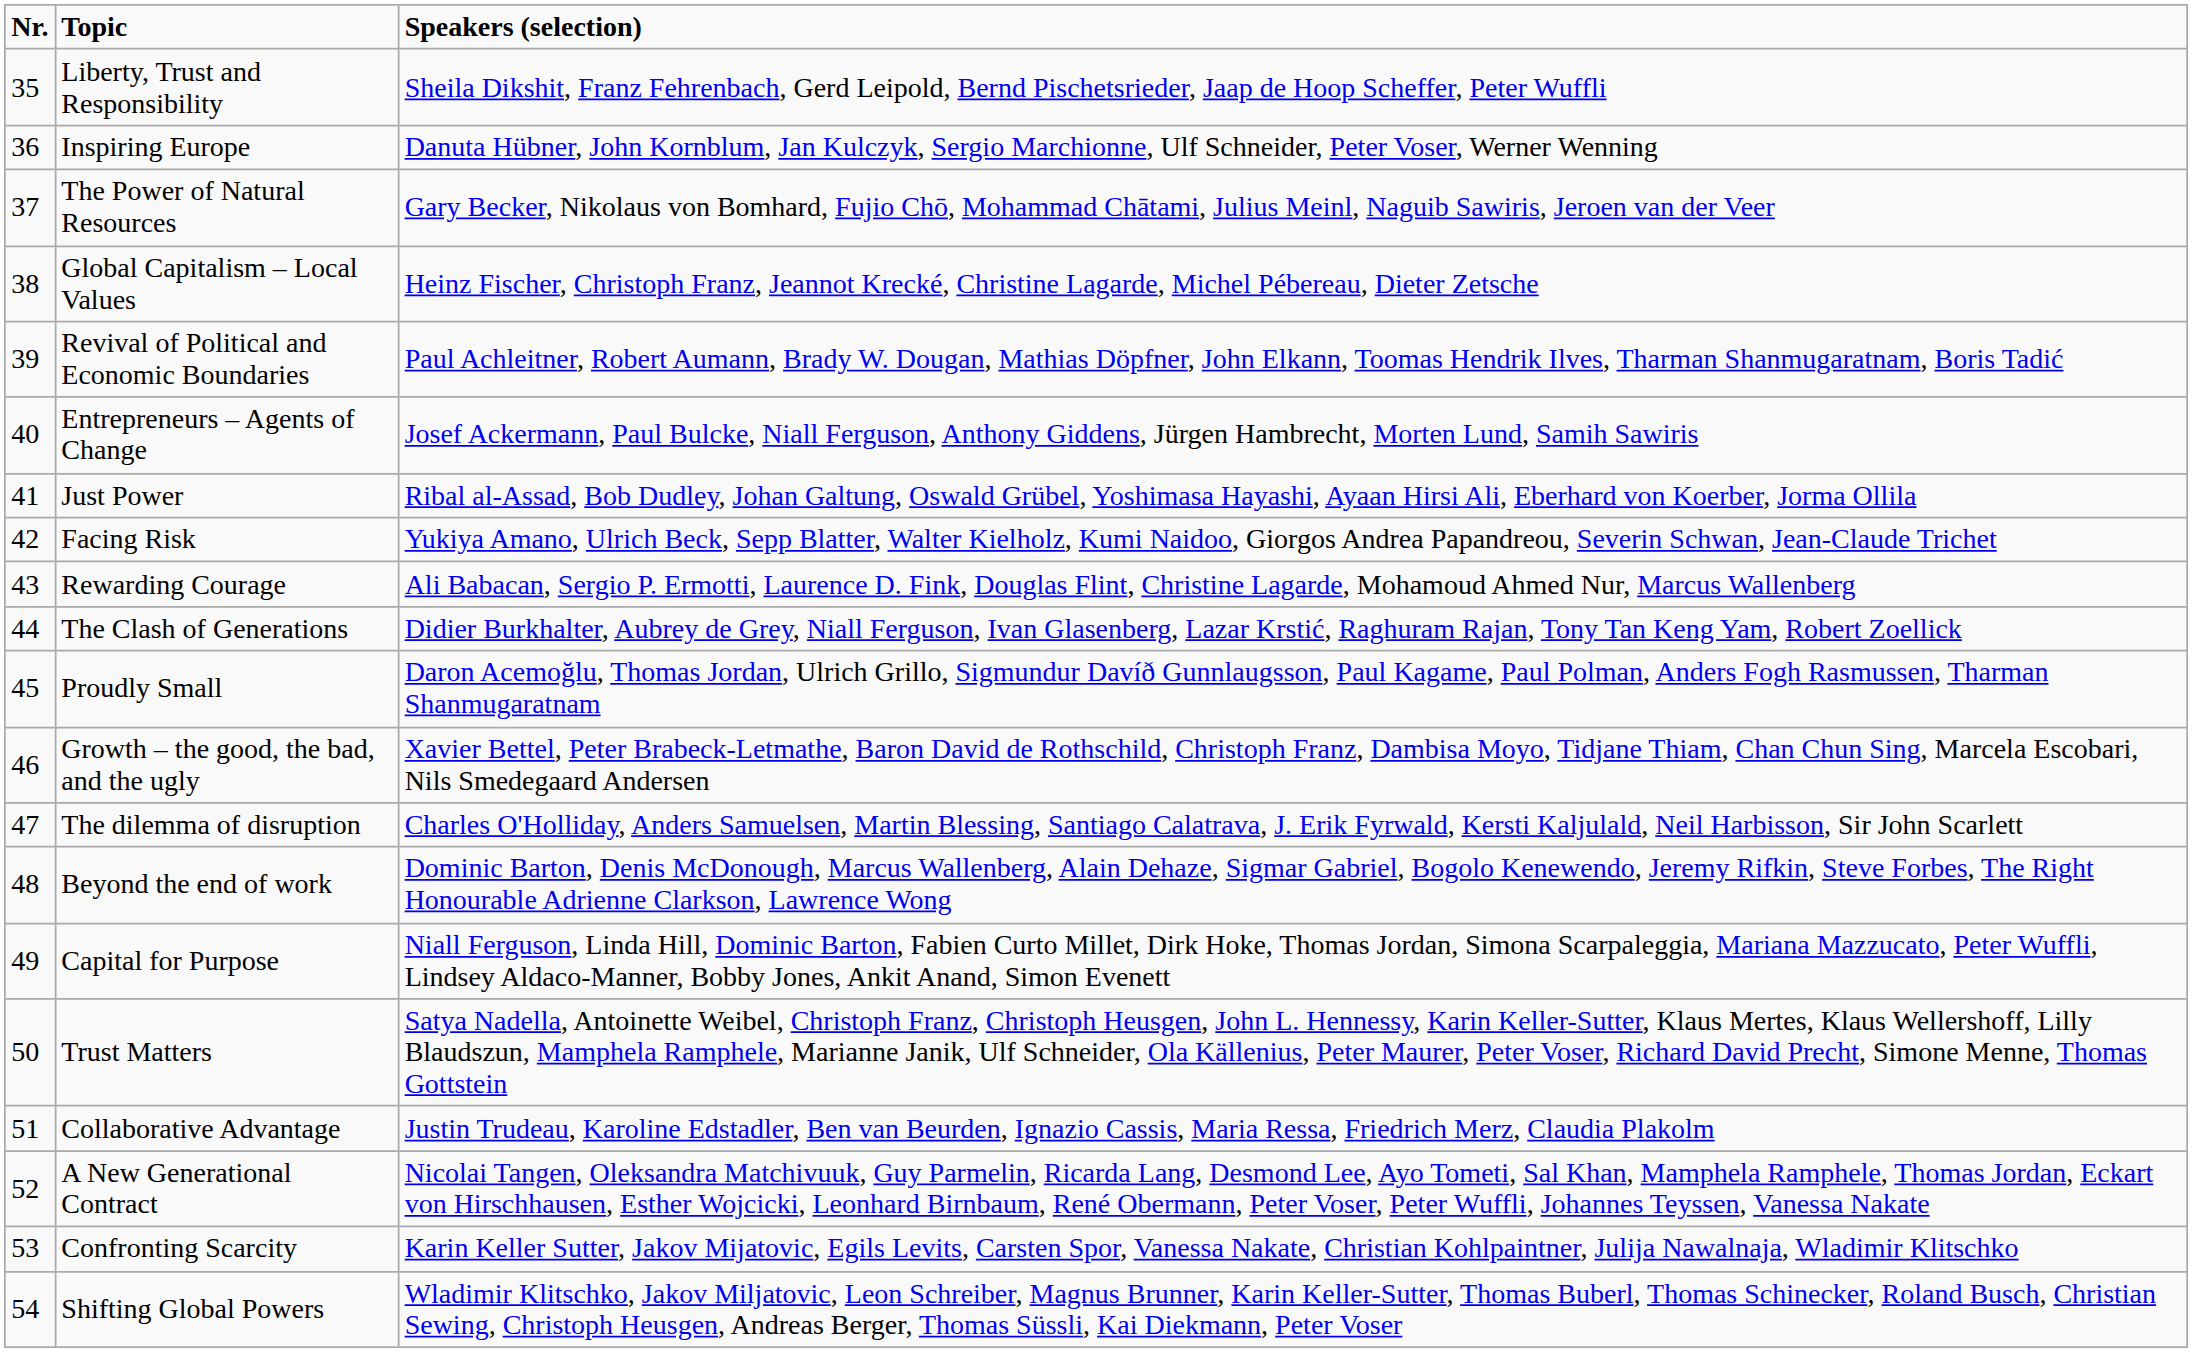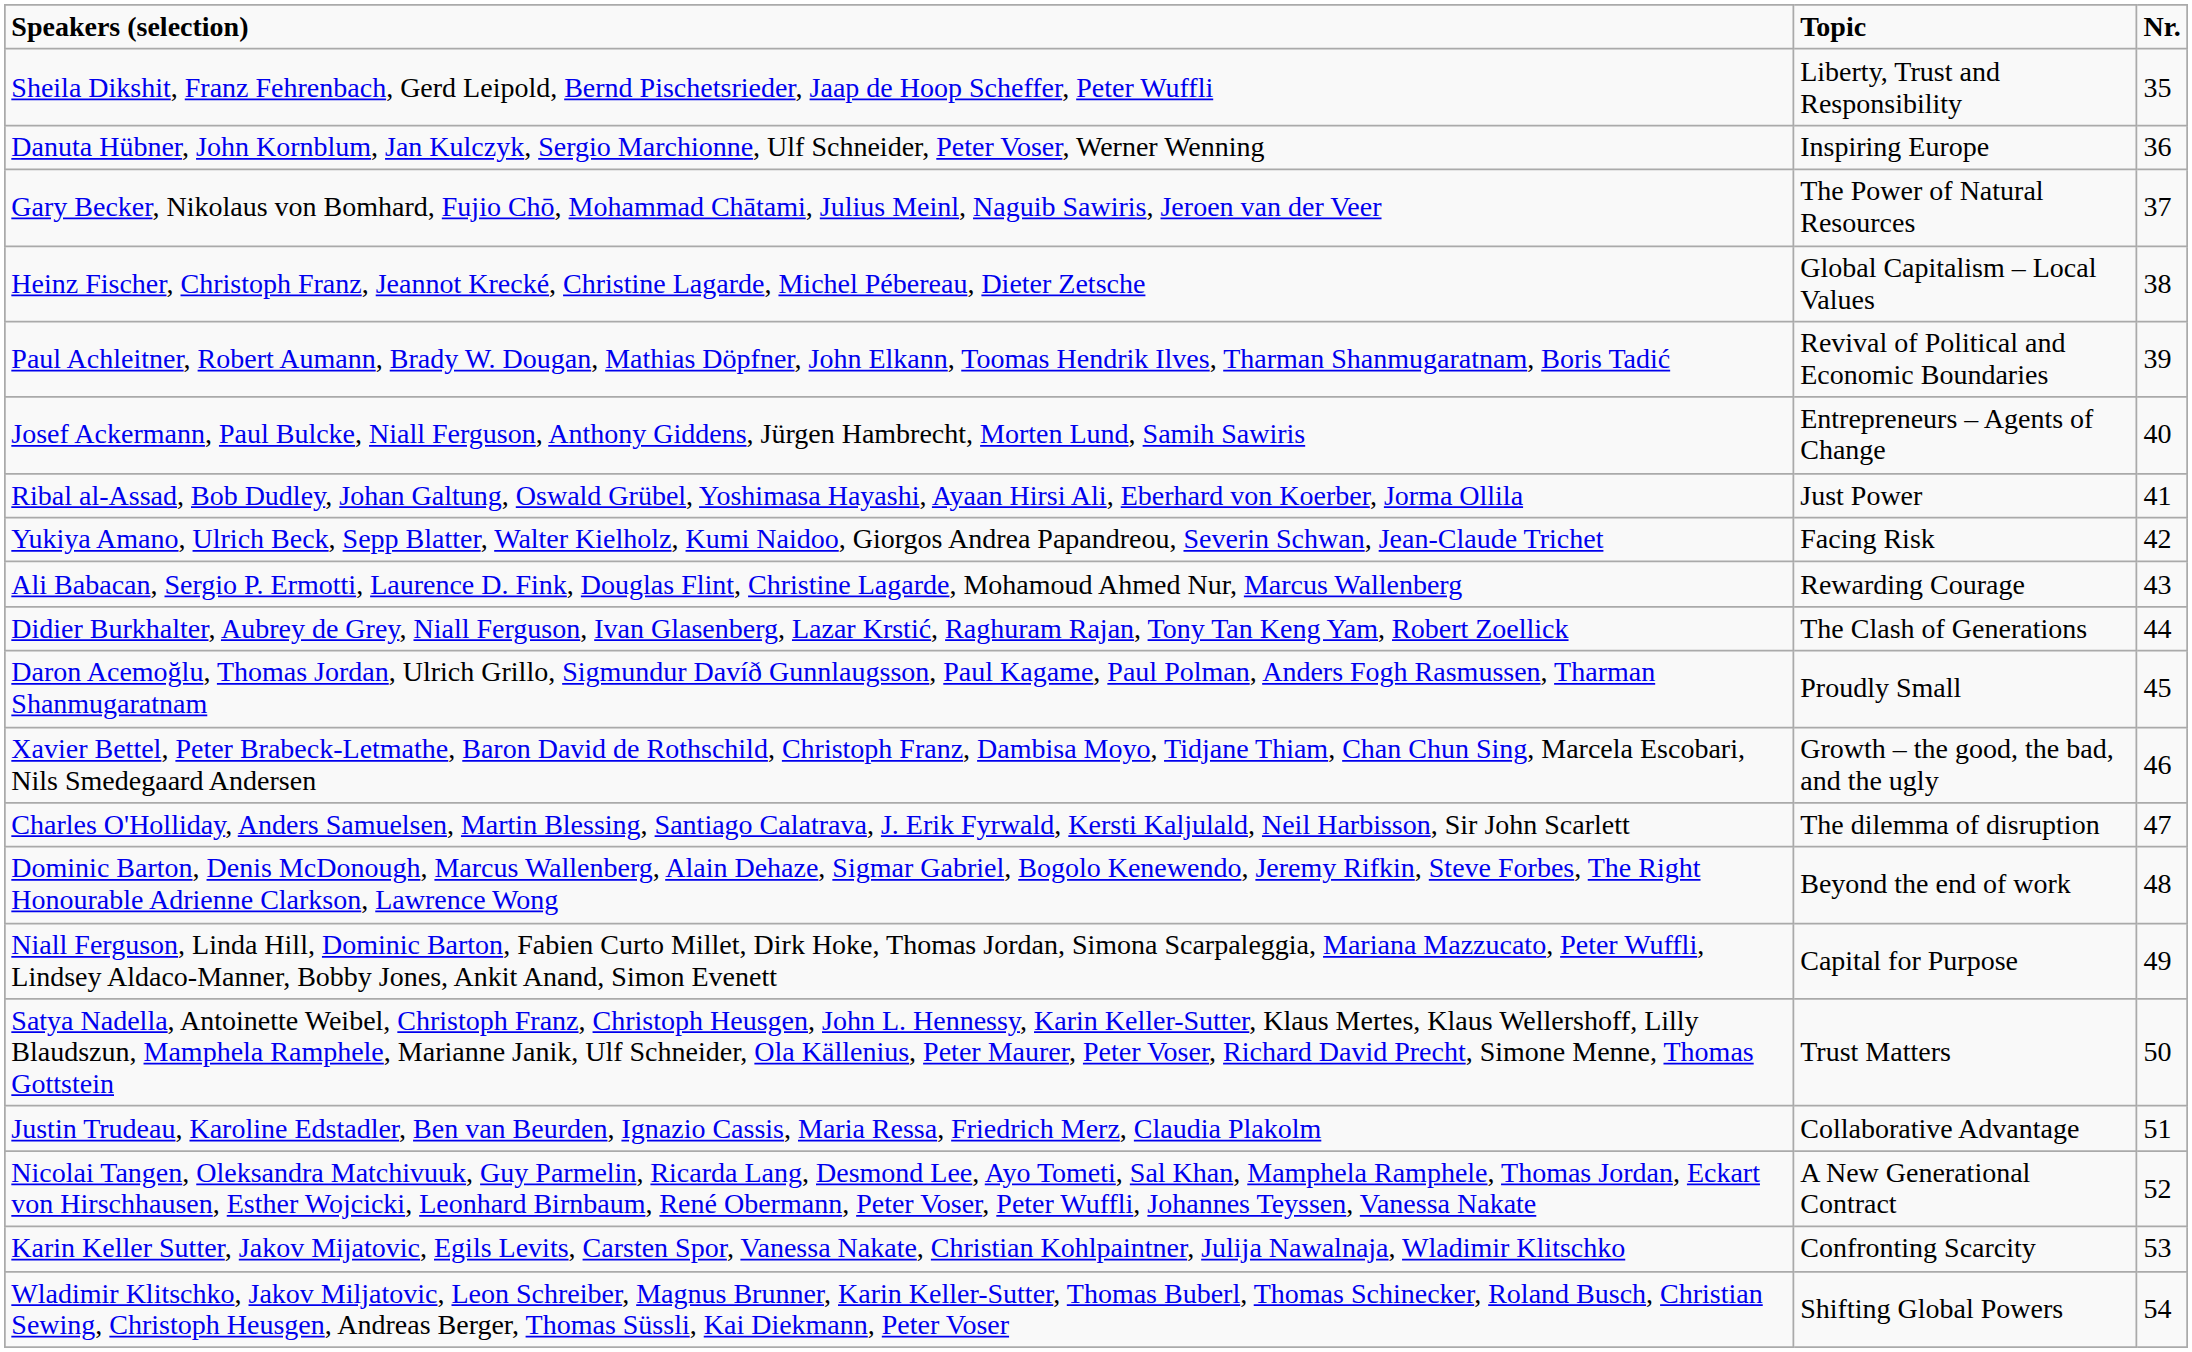columns swapped: (30, 26) <-> (523, 26)
